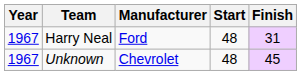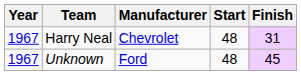(133, 38) Ford -> (148, 38) Chevrolet
(148, 60) Chevrolet -> (133, 60) Ford
